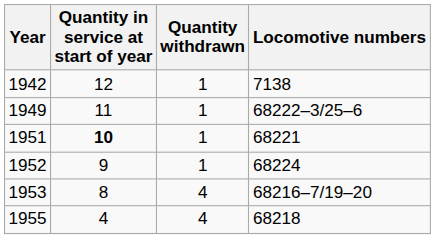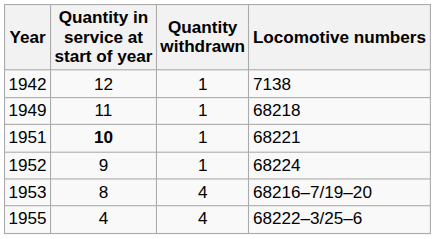(308, 110) 68222–3/25–6 -> (277, 110) 68218
(277, 219) 68218 -> (308, 219) 68222–3/25–6
